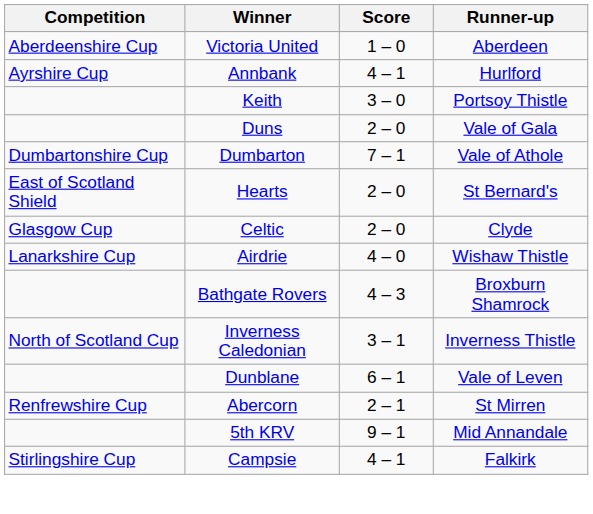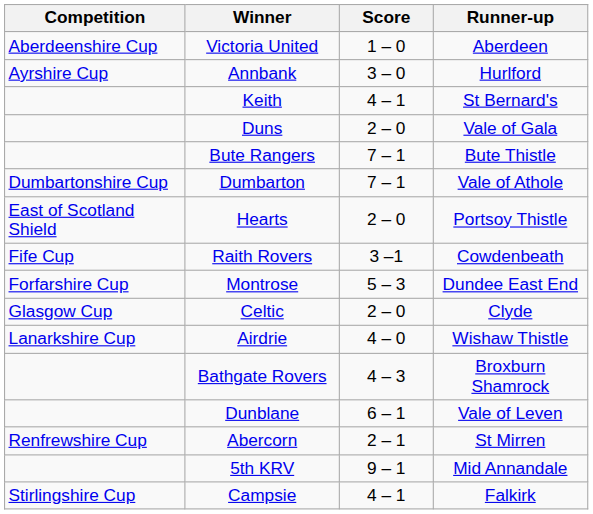(386, 73) 4 – 1 -> (386, 73) 3 – 0
(386, 100) 3 – 0 -> (386, 100) 4 – 1
(510, 100) Portsoy Thistle -> (510, 100) St Bernard's
+ row: (262, 155)
(510, 192) St Bernard's -> (510, 219) Portsoy Thistle
+ row: (262, 256)
+ row: (262, 284)
- row: (262, 340)
